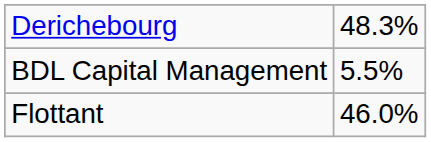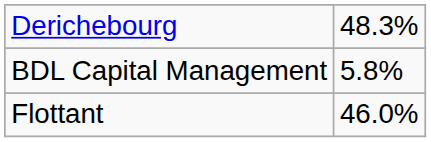(371, 70) 5.5% -> (371, 70) 5.8%
